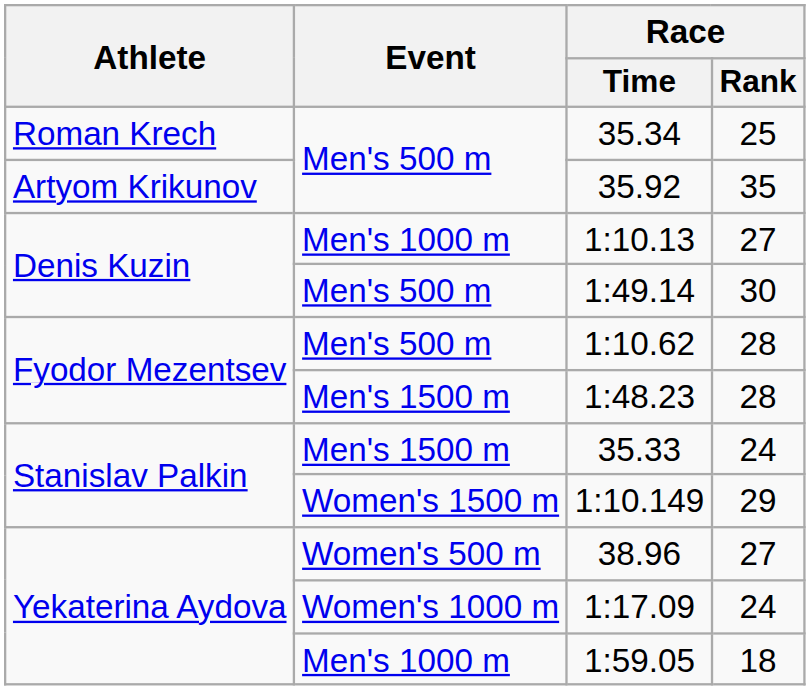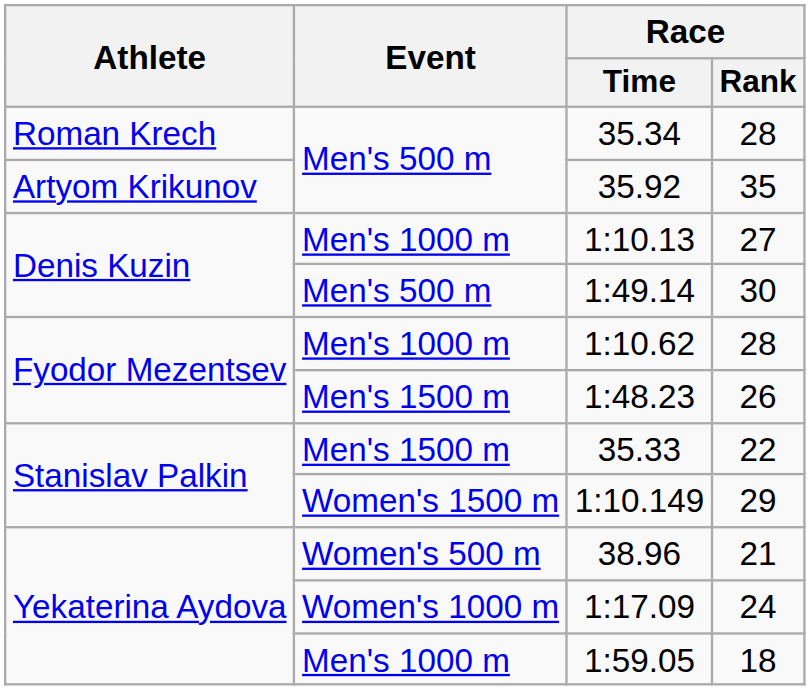(758, 134) 25 -> (758, 134) 28
(397, 344) Men's 500 m -> (406, 344) Men's 1000 m
(758, 397) 28 -> (758, 397) 26
(758, 449) 24 -> (758, 449) 22
(758, 554) 27 -> (758, 554) 21
